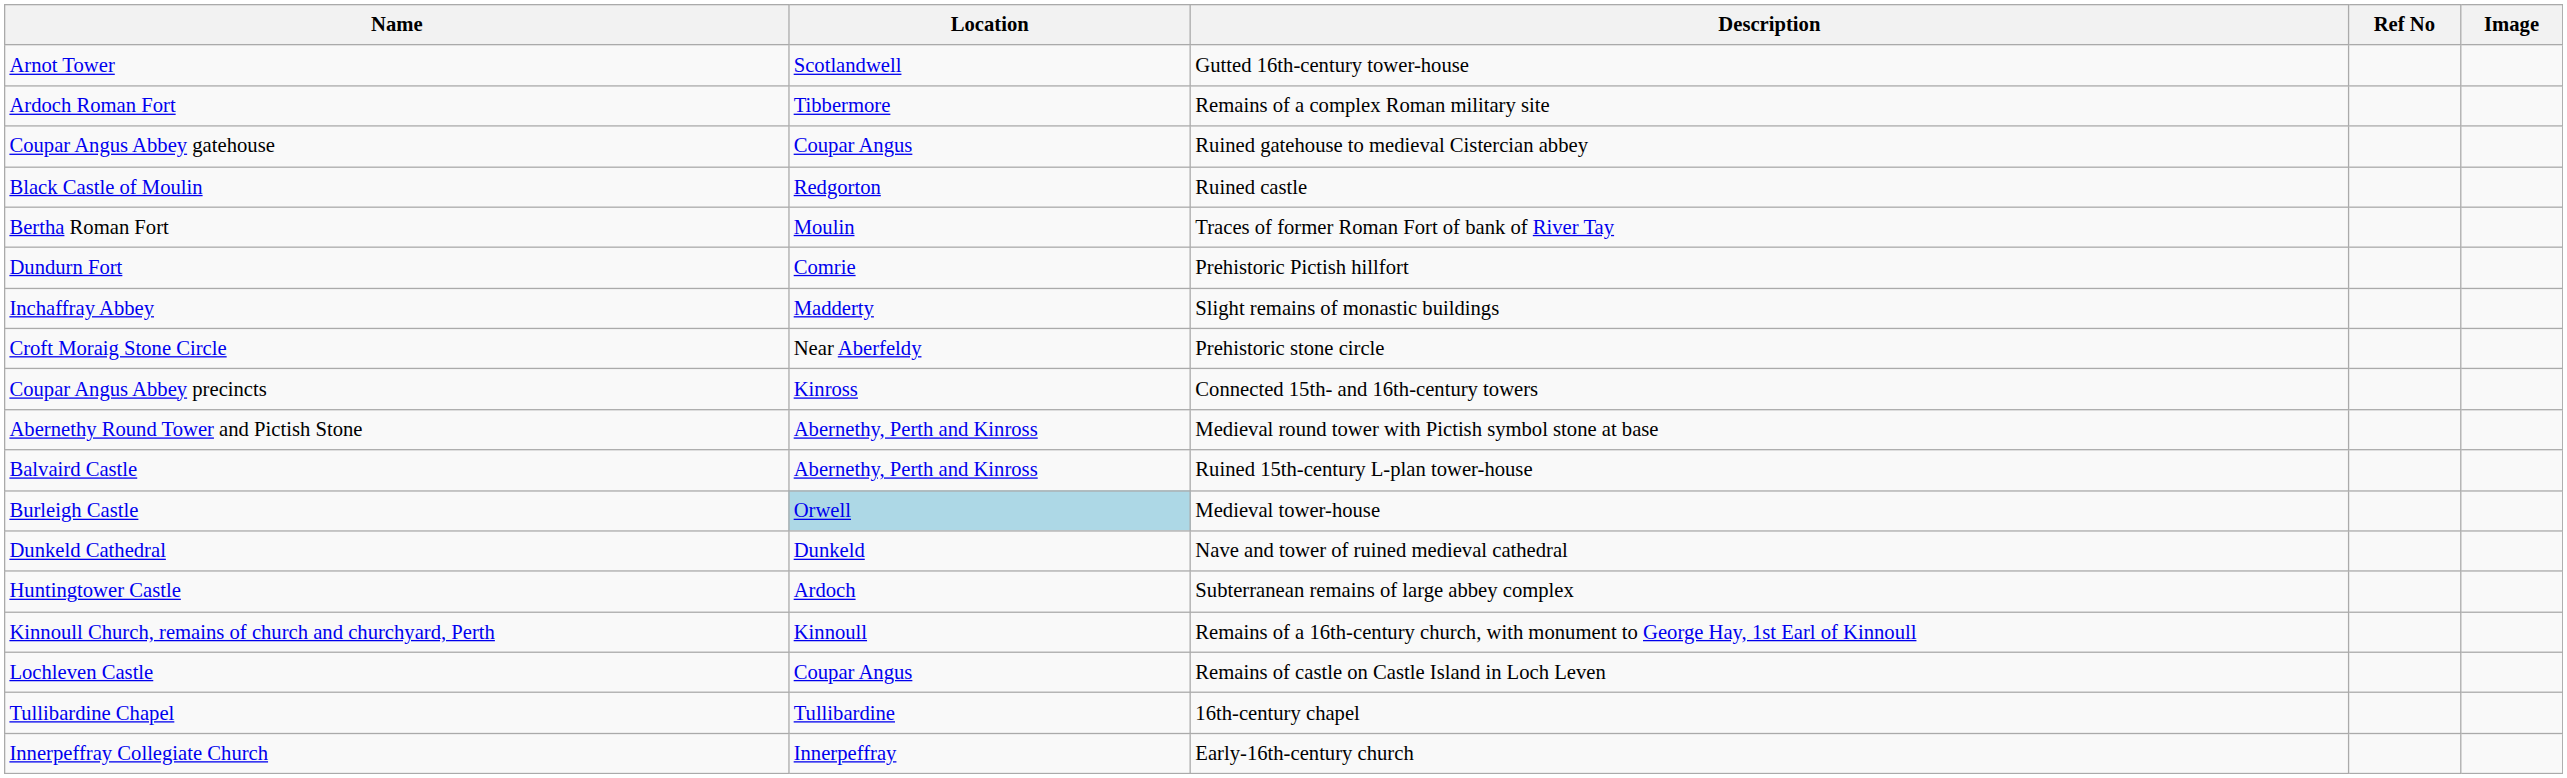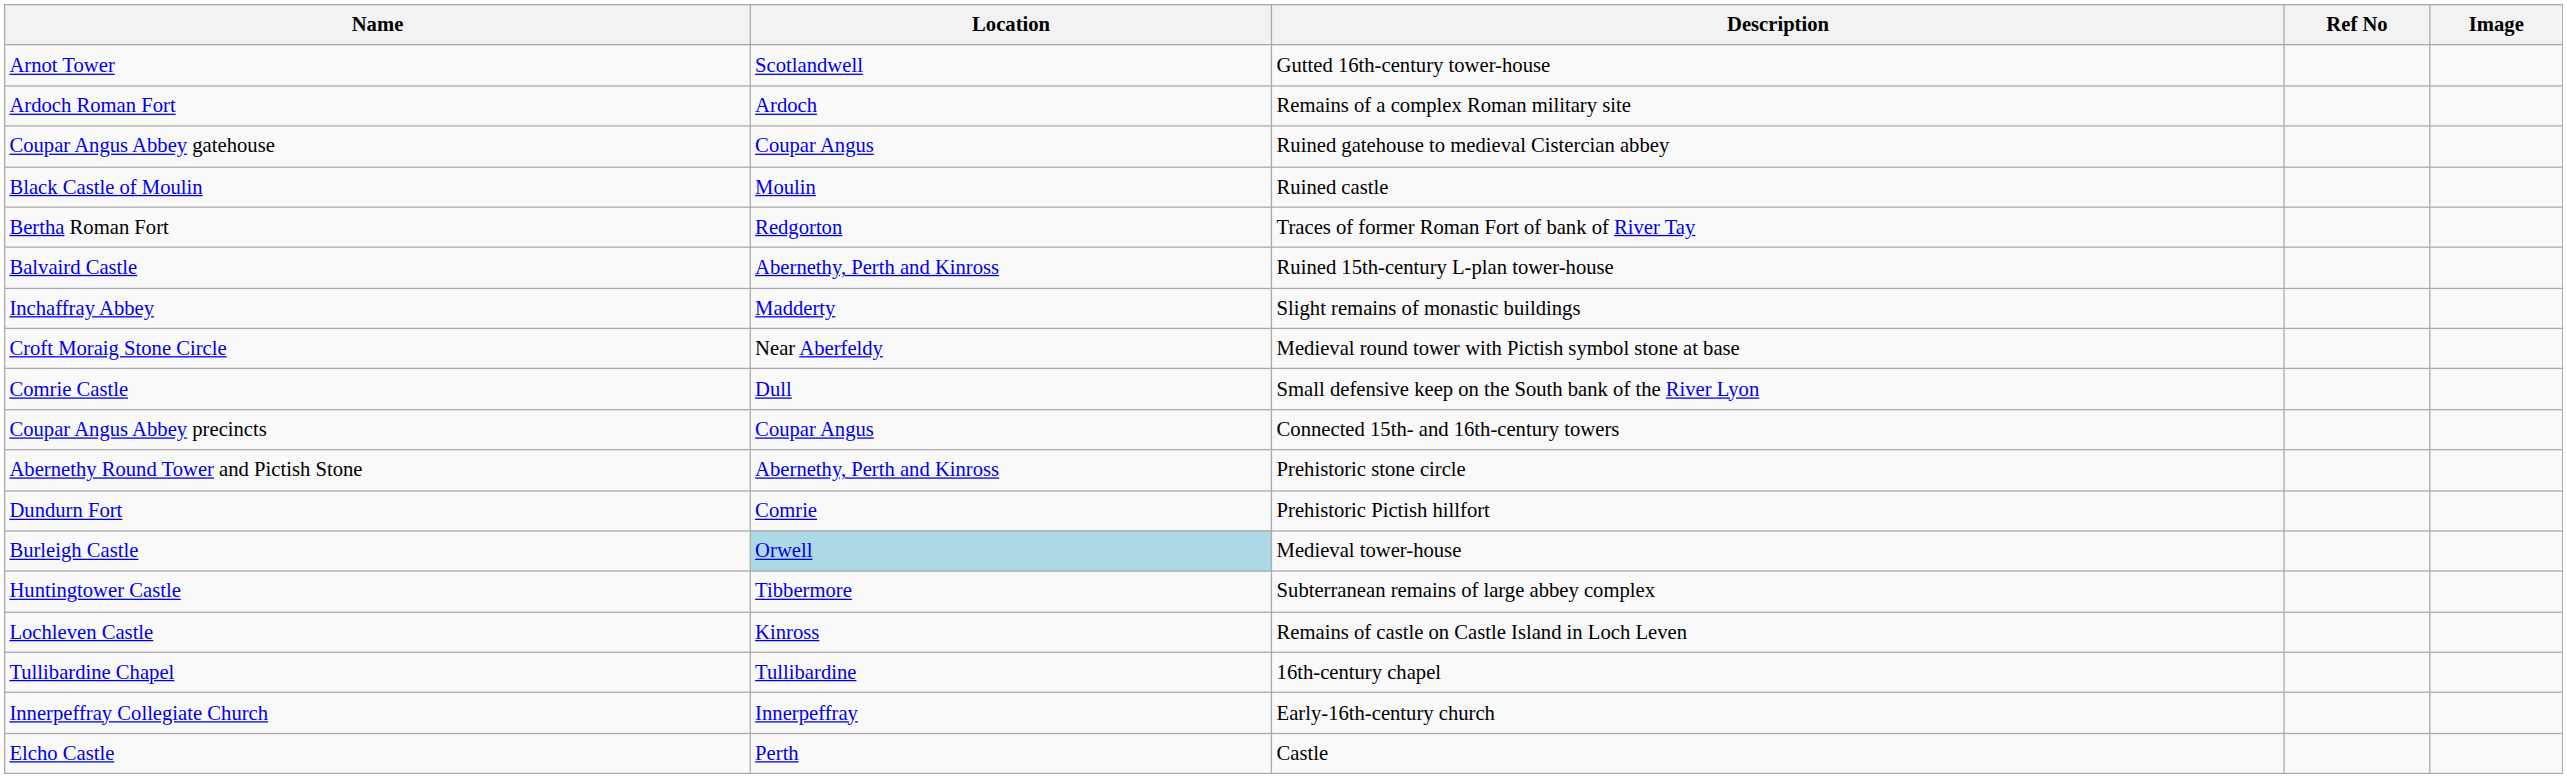(842, 105) Tibbermore -> (786, 105) Ardoch
(837, 186) Redgorton -> (786, 186) Moulin
(824, 227) Moulin -> (799, 227) Redgorton
rows swapped: (66, 267) <-> (73, 469)
(1290, 348) Prehistoric stone circle -> (1508, 348) Medieval round tower with Pictish symbol stone at base
+ row: (69, 389)
(826, 389) Kinross -> (814, 429) Coupar Angus
(1427, 429) Medieval round tower with Pictish symbol stone at base -> (1371, 469) Prehistoric stone circle
- row: (88, 550)
(825, 591) Ardoch -> (803, 591) Tibbermore
- row: (252, 631)
(853, 672) Coupar Angus -> (787, 631) Kinross
+ row: (62, 753)
